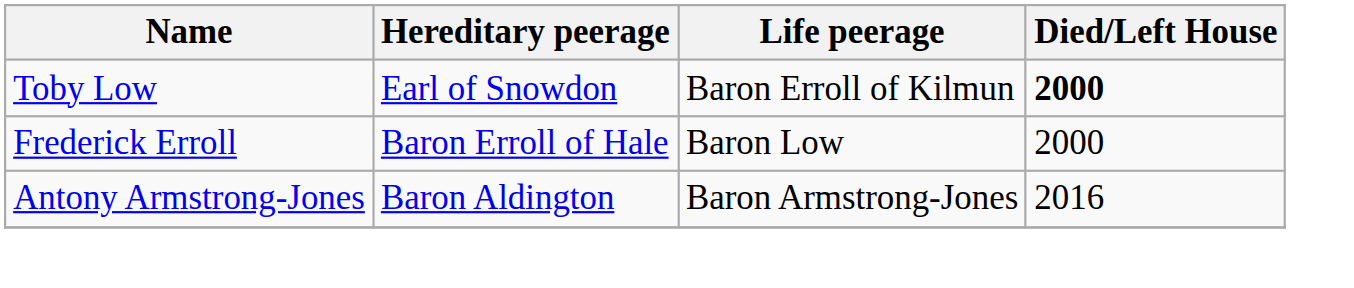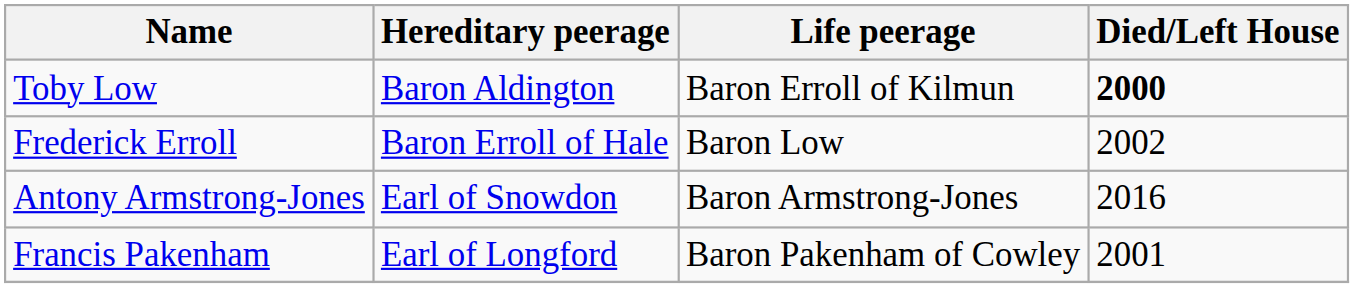(499, 87) Earl of Snowdon -> (498, 87) Baron Aldington
(1069, 142) 2000 -> (1131, 142) 2002
(498, 198) Baron Aldington -> (499, 198) Earl of Snowdon
+ row: (141, 253)
